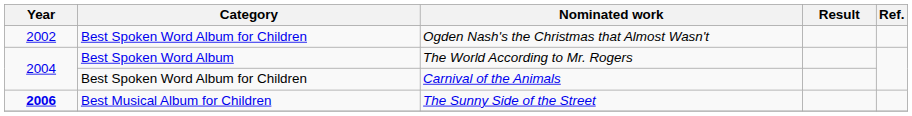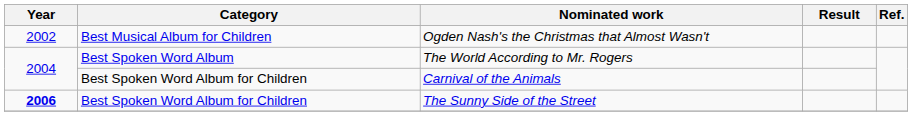(194, 36) Best Spoken Word Album for Children -> (176, 36) Best Musical Album for Children
(176, 100) Best Musical Album for Children -> (194, 100) Best Spoken Word Album for Children
